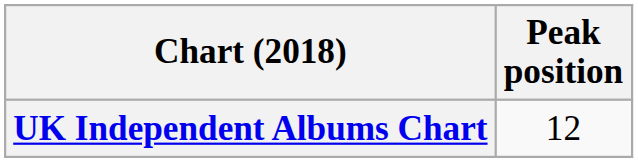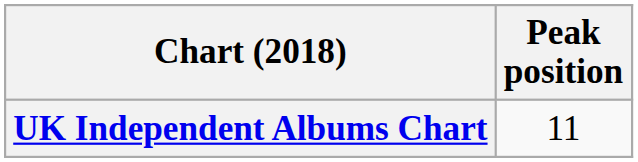(563, 127) 12 -> (563, 127) 11
